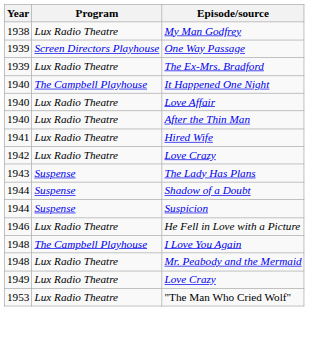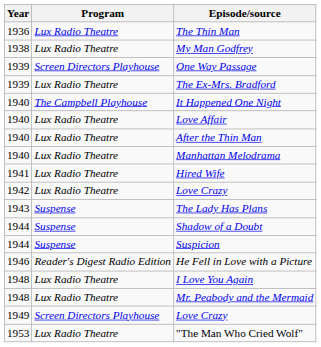+ row: (18, 31)
+ row: (18, 155)
(76, 226) Lux Radio Theatre -> (103, 262) Reader's Digest Radio Edition
(91, 244) The Campbell Playhouse -> (76, 279) Lux Radio Theatre
(76, 279) Lux Radio Theatre -> (97, 315) Screen Directors Playhouse
